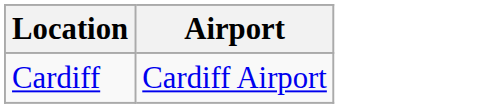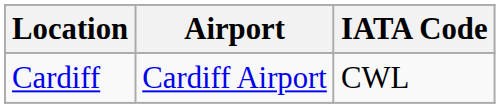+ column: (414, 28)
